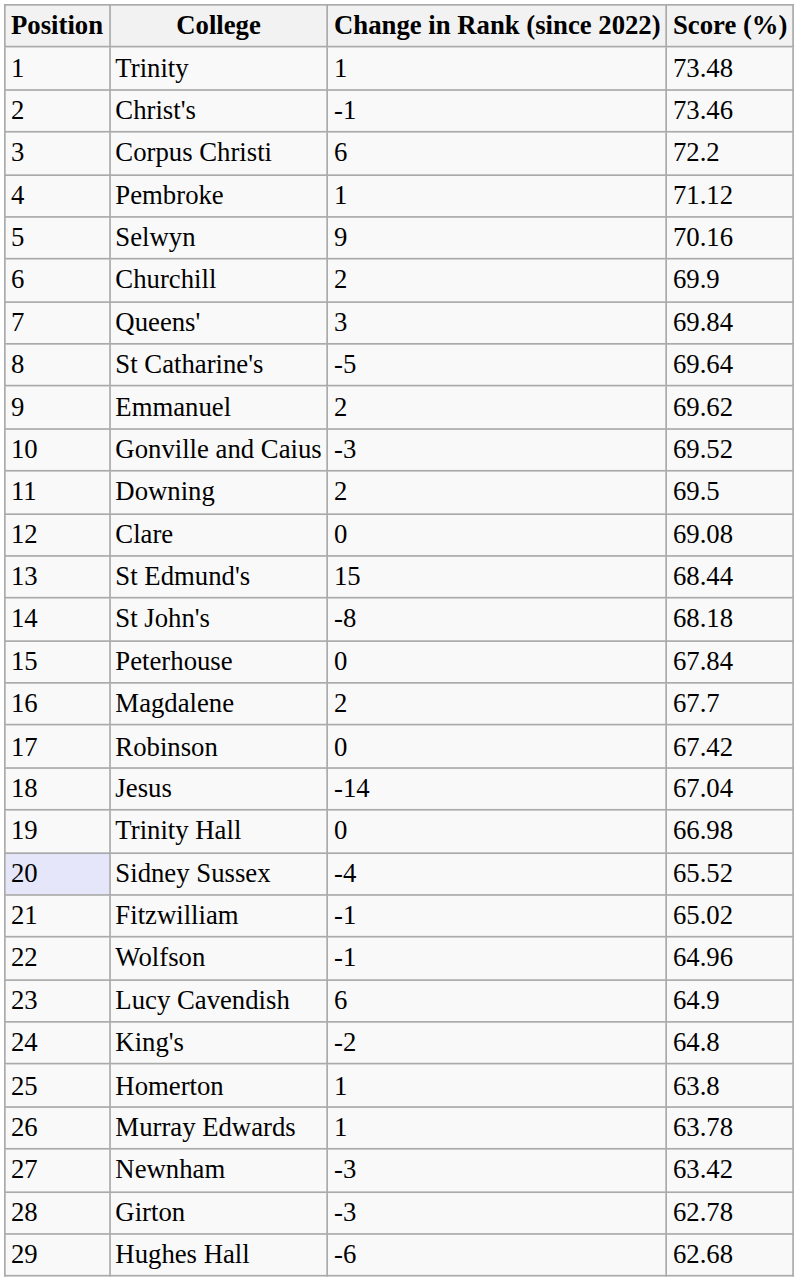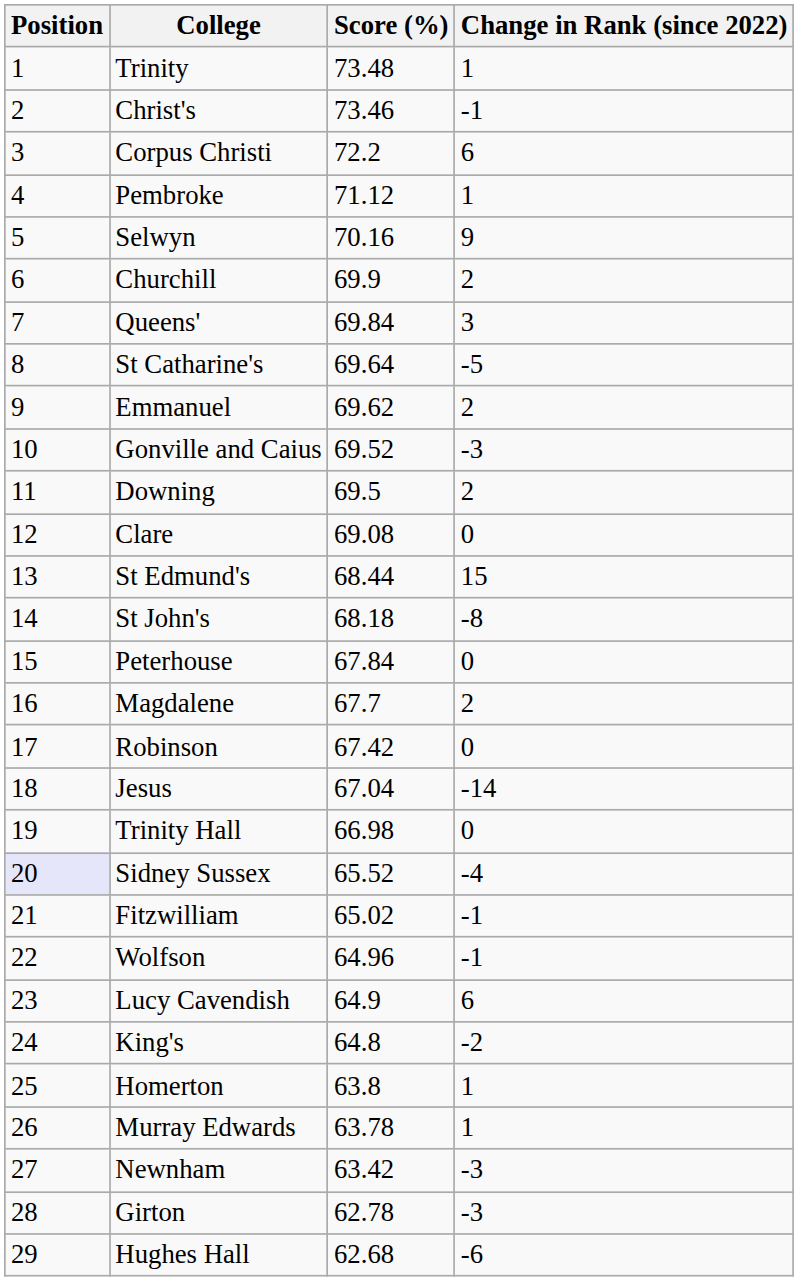columns swapped: (730, 25) <-> (497, 25)
